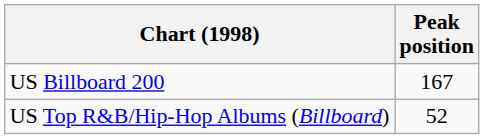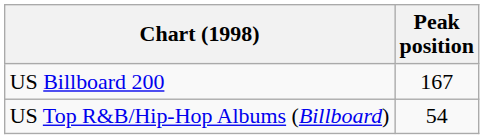(437, 116) 52 -> (437, 116) 54
